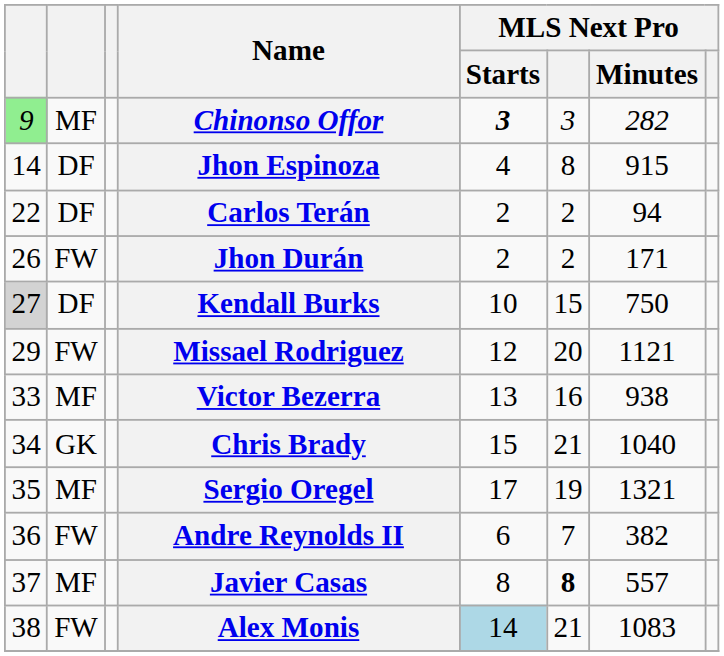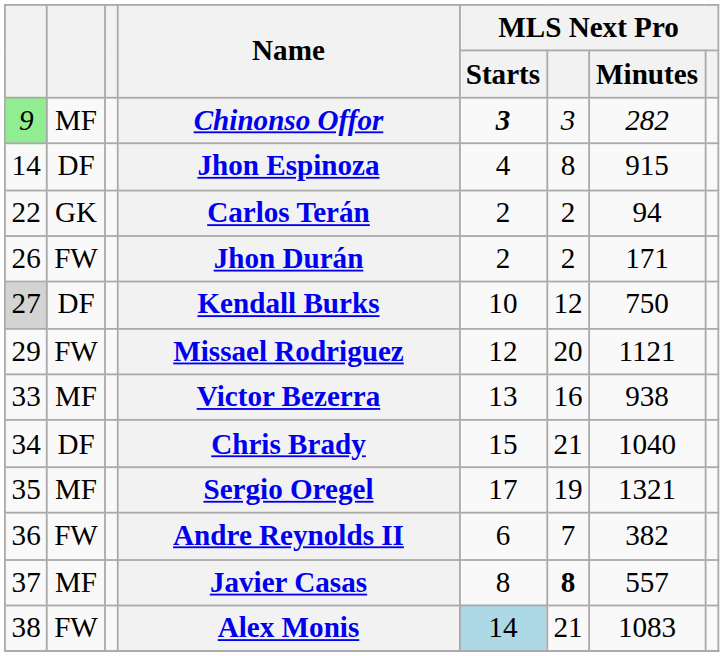(76, 212) DF -> (76, 212) GK
(568, 304) 15 -> (568, 304) 12
(76, 443) GK -> (76, 443) DF
